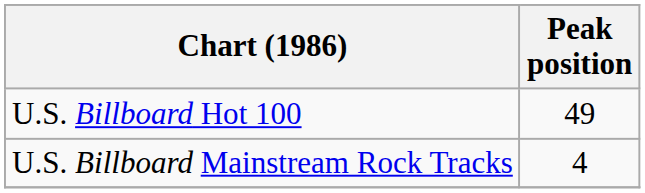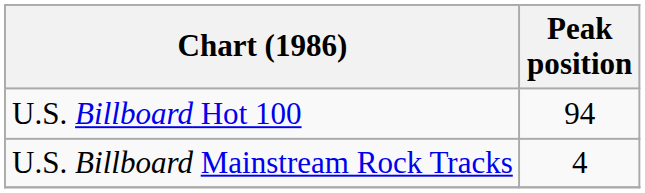(580, 113) 49 -> (580, 113) 94
